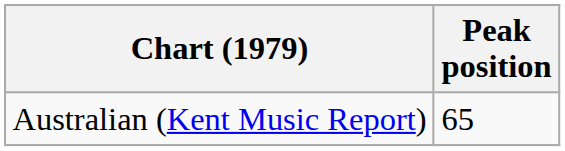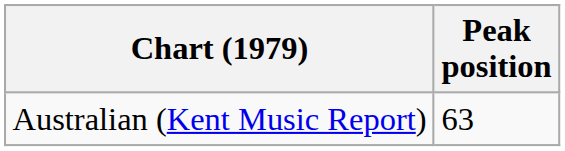(458, 118) 65 -> (458, 118) 63
